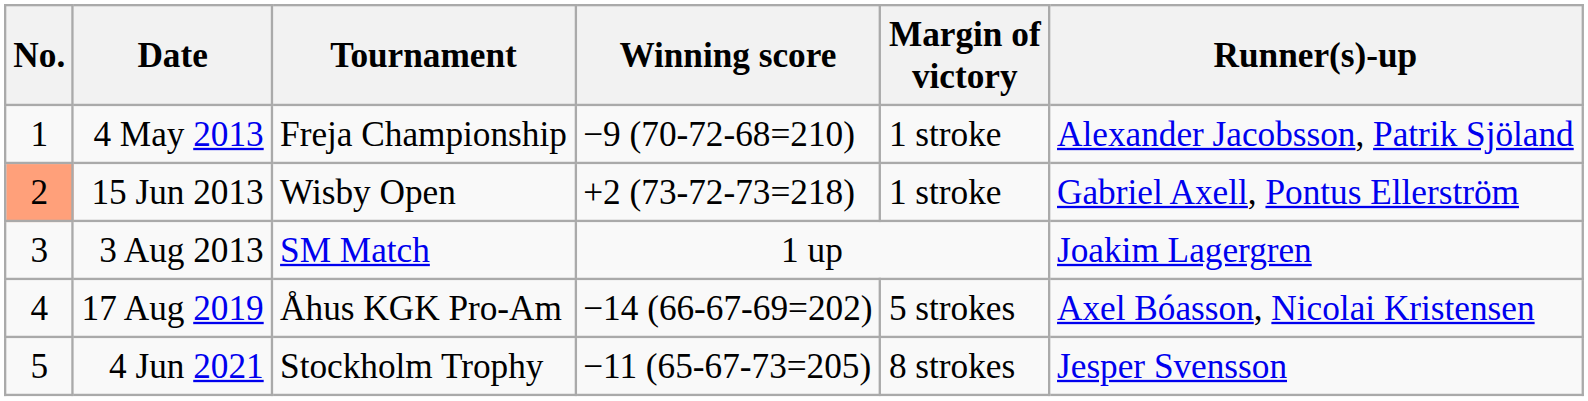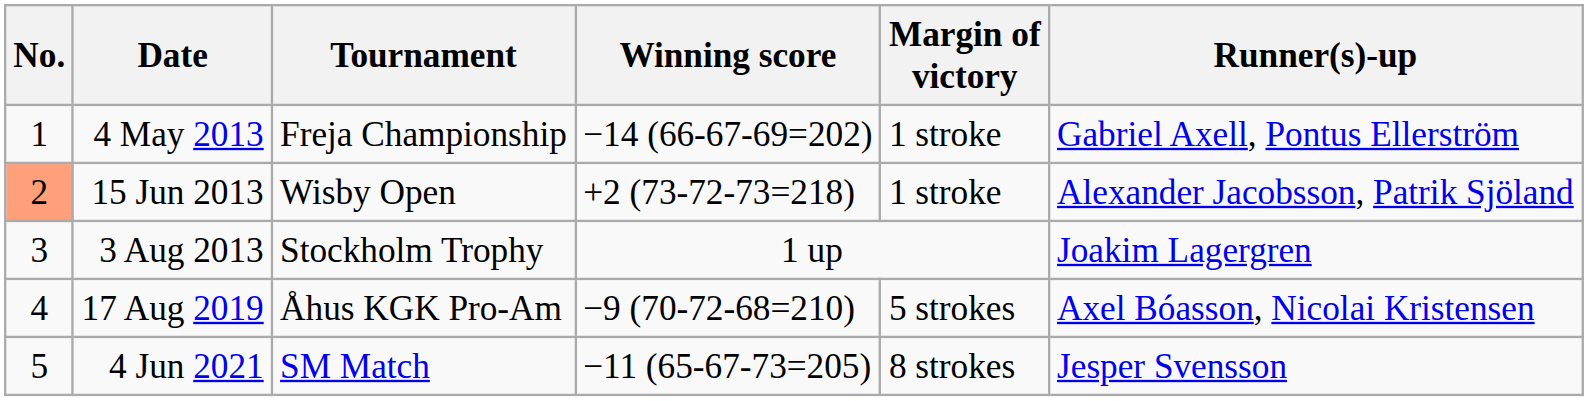(719, 133) −9 (70-72-68=210) -> (728, 133) −14 (66-67-69=202)
(1315, 133) Alexander Jacobsson, Patrik Sjöland -> (1288, 133) Gabriel Axell, Pontus Ellerström
(1288, 191) Gabriel Axell, Pontus Ellerström -> (1315, 191) Alexander Jacobsson, Patrik Sjöland
(355, 249) SM Match -> (412, 249) Stockholm Trophy
(728, 308) −14 (66-67-69=202) -> (719, 308) −9 (70-72-68=210)
(412, 366) Stockholm Trophy -> (355, 366) SM Match
